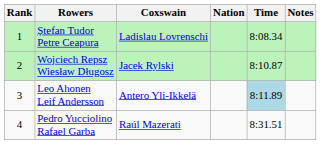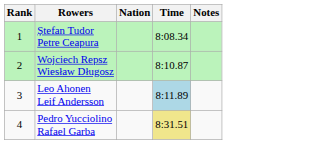- column: (163, 13)
(266, 124) no background -> (172, 124) khaki background
